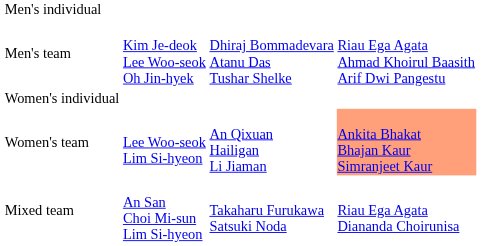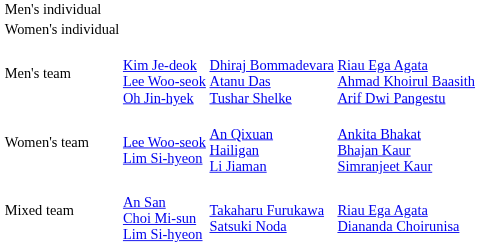rows swapped: (38, 53) <-> (62, 98)
(385, 150) lightsalmon background -> (385, 150) no background
